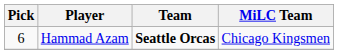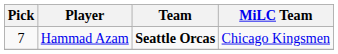(21, 37) 6 -> (21, 37) 7
